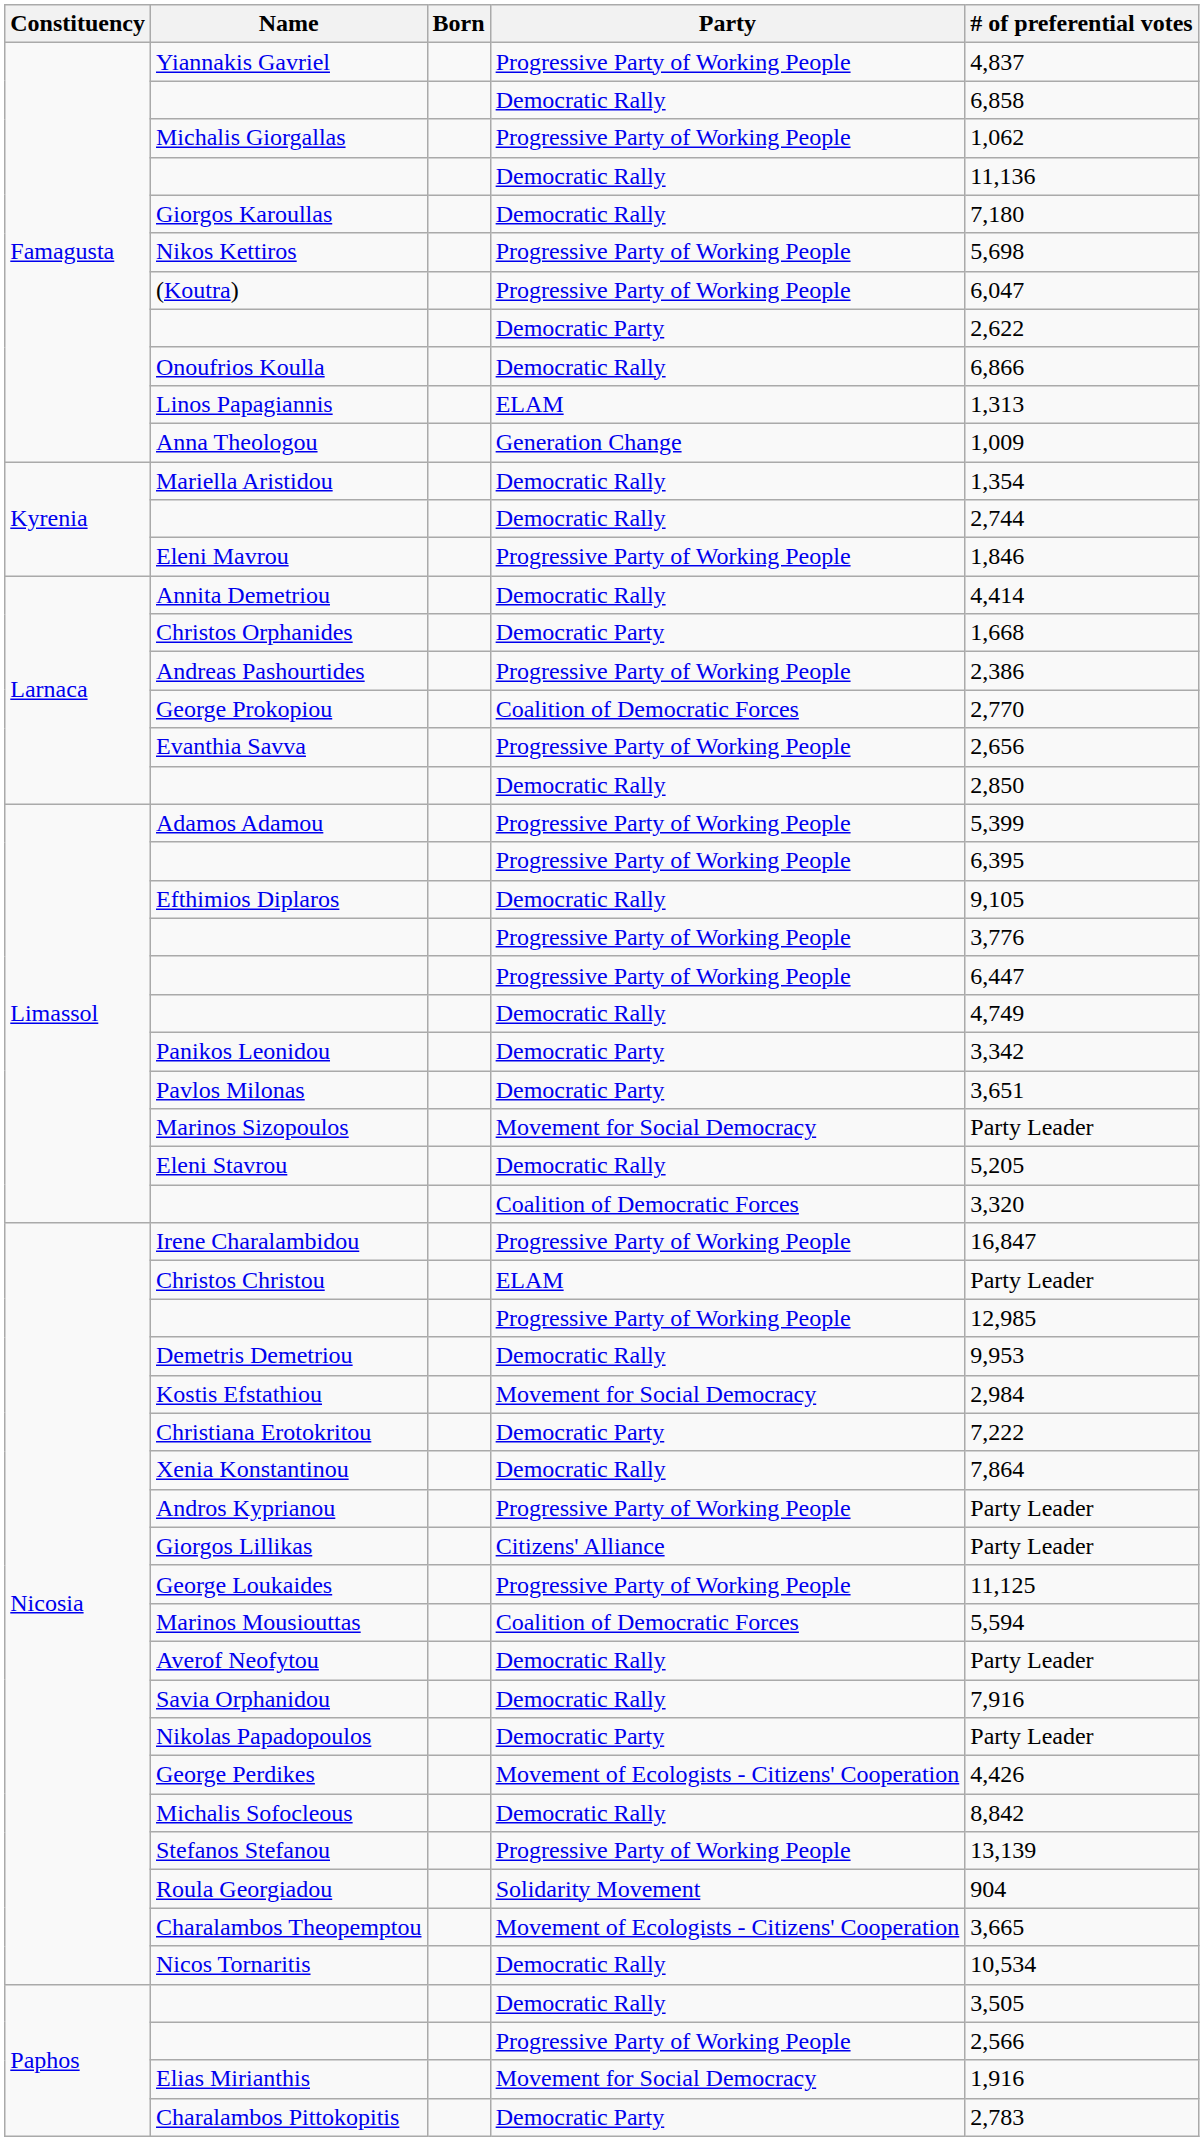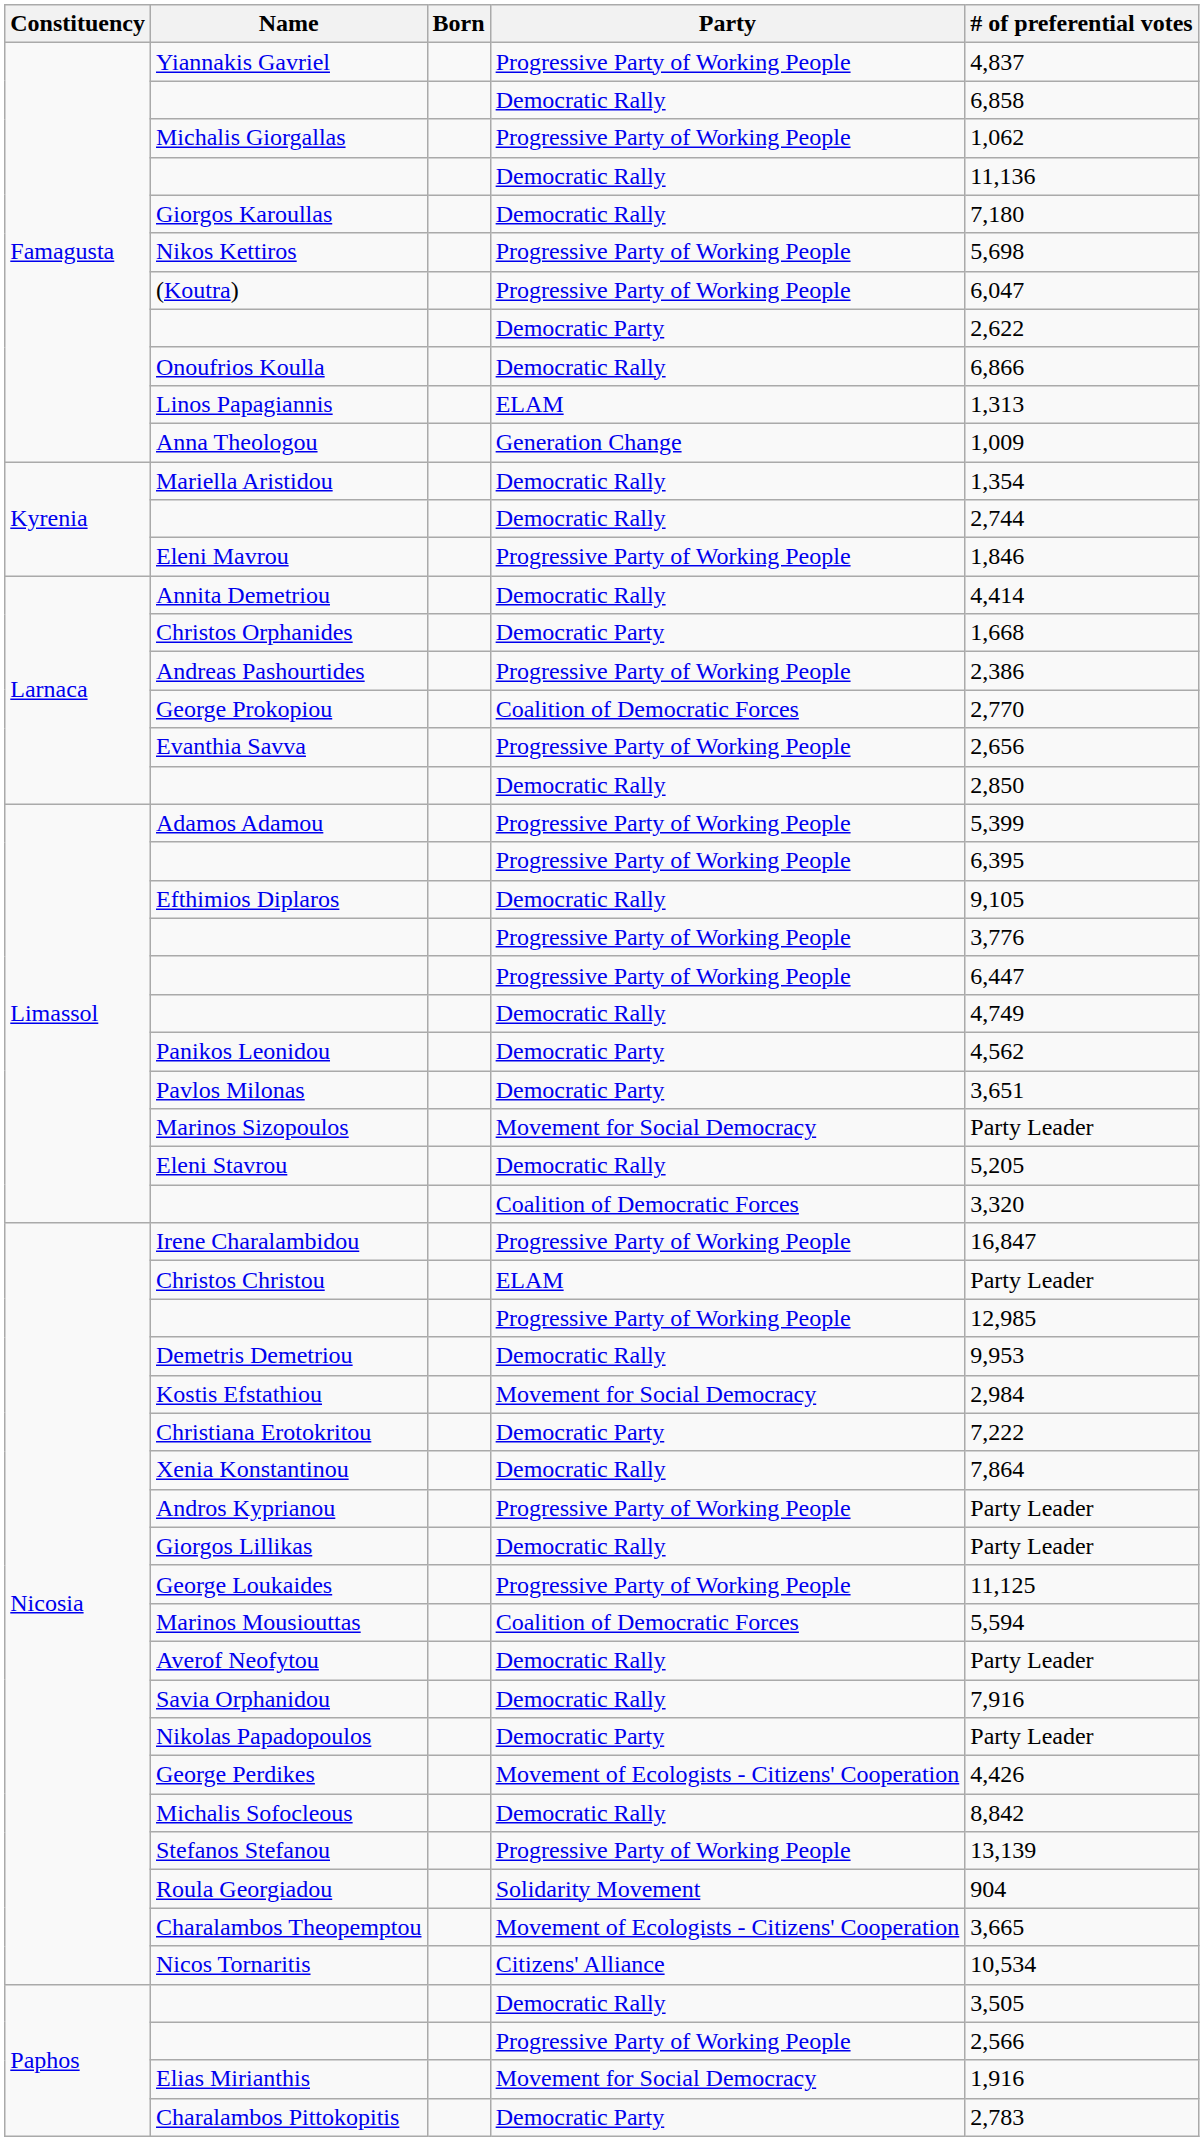(997, 1051) 3,342 -> (997, 1051) 4,562
(580, 1546) Citizens' Alliance -> (581, 1546) Democratic Rally
(581, 1964) Democratic Rally -> (580, 1964) Citizens' Alliance
